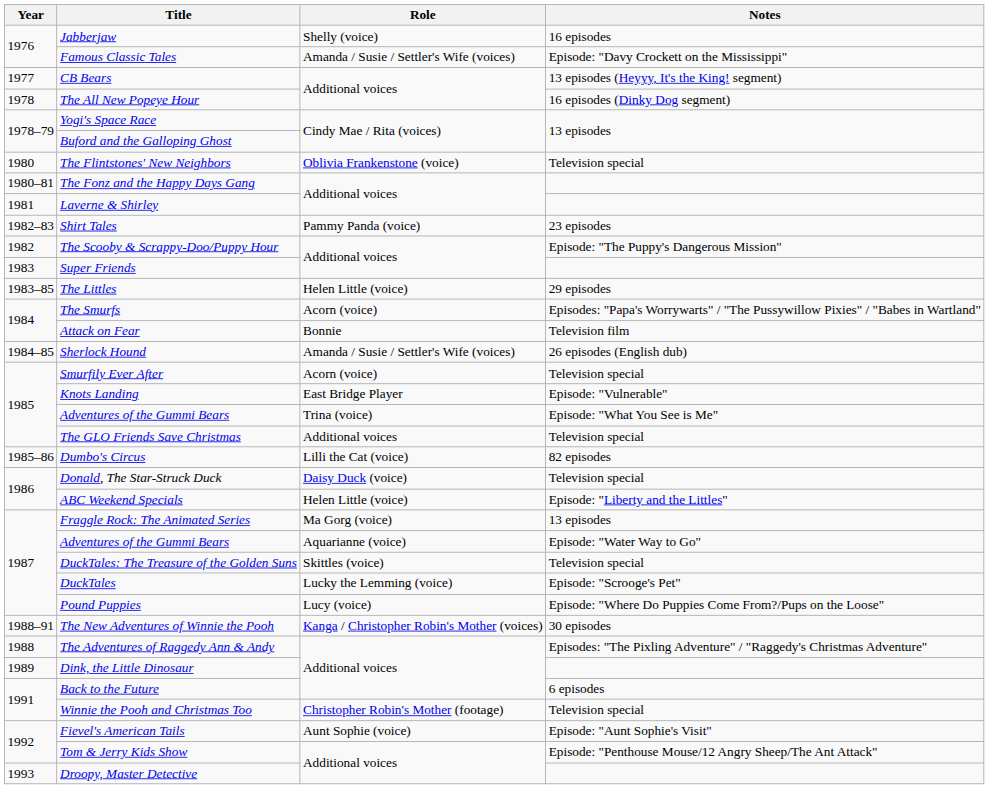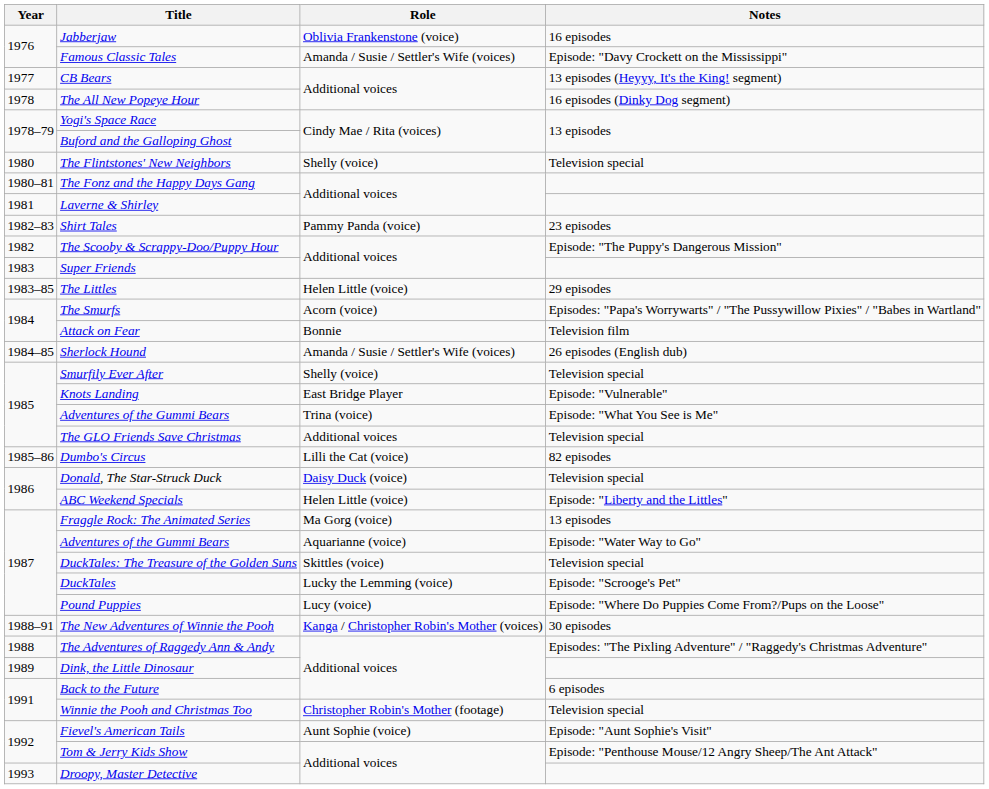(340, 36) Shelly (voice) -> (381, 36) Oblivia Frankenstone (voice)
(381, 162) Oblivia Frankenstone (voice) -> (340, 162) Shelly (voice)
(340, 373) Acorn (voice) -> (340, 373) Shelly (voice)
